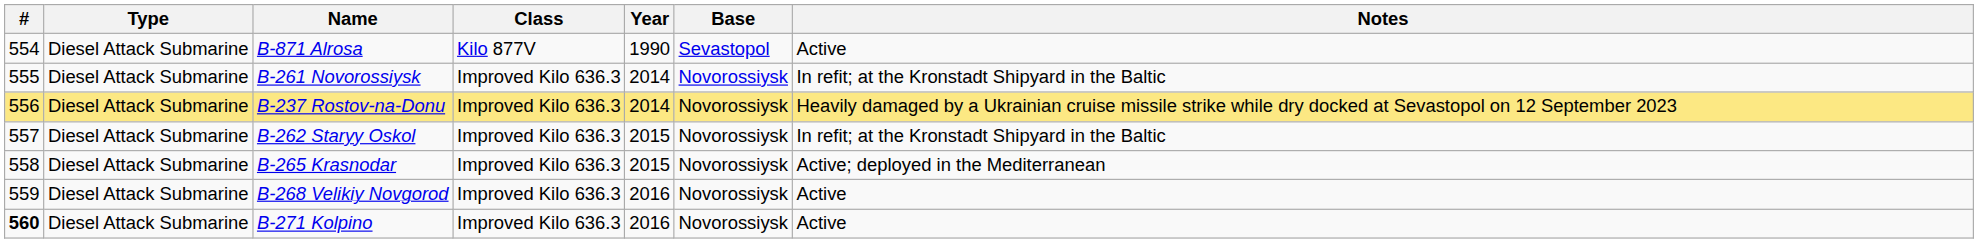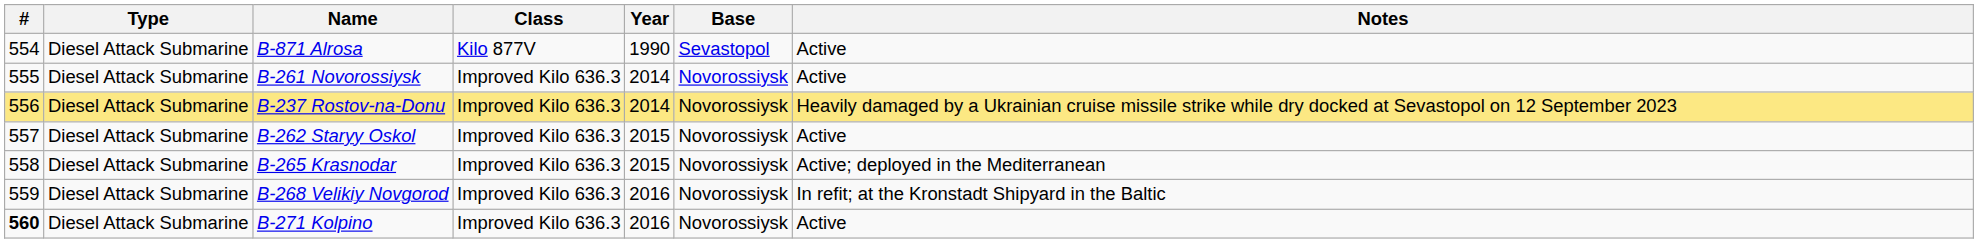(981, 77) In refit; at the Kronstadt Shipyard in the Baltic -> (822, 77) Active
(981, 135) In refit; at the Kronstadt Shipyard in the Baltic -> (822, 135) Active
(822, 194) Active -> (981, 194) In refit; at the Kronstadt Shipyard in the Baltic
